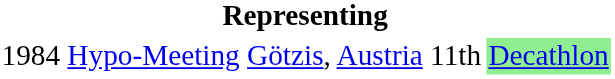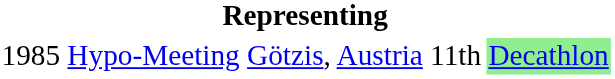(31, 55) 1984 -> (31, 55) 1985
